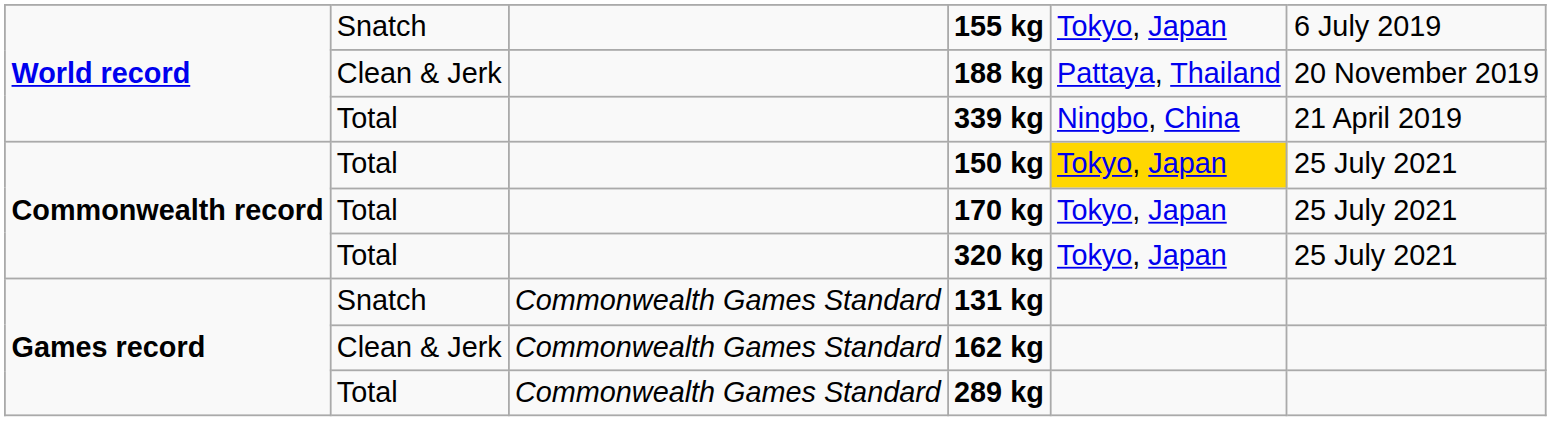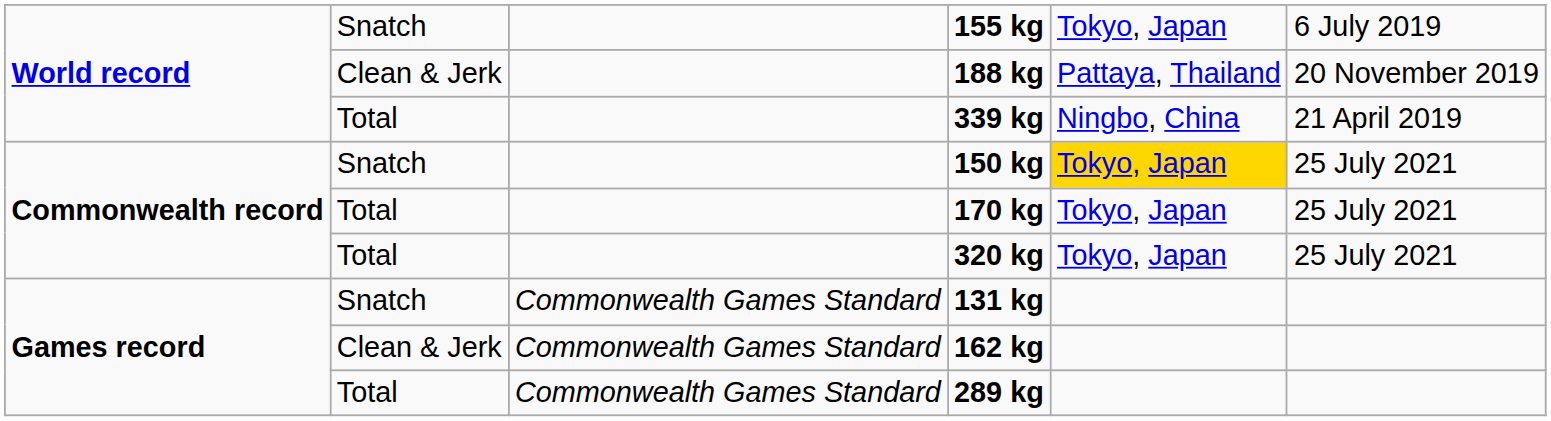(367, 164) Total -> (382, 164) Snatch
